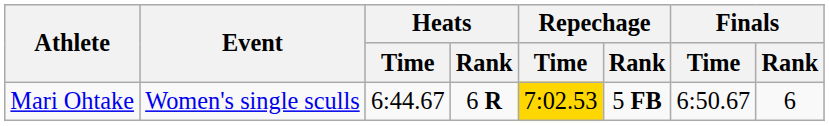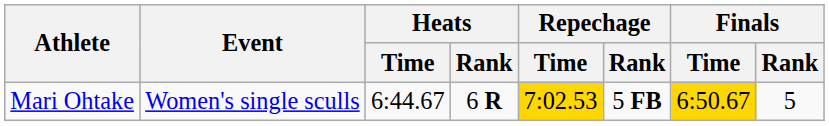(713, 100) no background -> (713, 100) gold background
(790, 100) 6 -> (790, 100) 5
